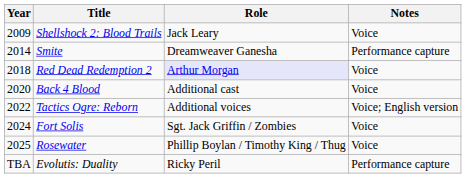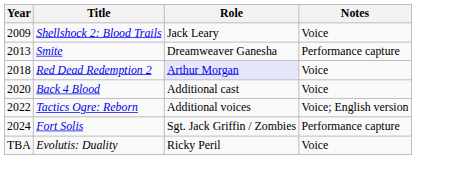(19, 51) 2014 -> (19, 51) 2013
(365, 126) Voice -> (351, 126) Performance capture
- row: (61, 145)
(400, 164) Performance capture -> (315, 145) Voice
